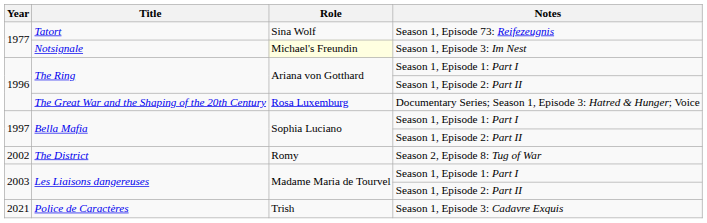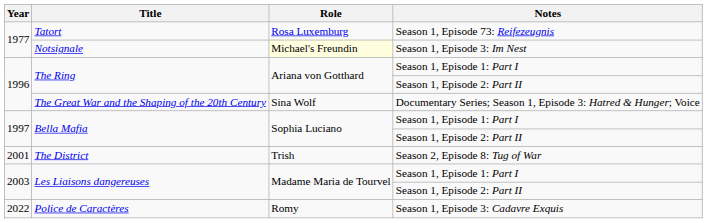(294, 31) Sina Wolf -> (310, 31) Rosa Luxemburg
(310, 102) Rosa Luxemburg -> (294, 102) Sina Wolf
(18, 155) 2002 -> (18, 155) 2001
(285, 155) Romy -> (283, 155) Trish
(18, 208) 2021 -> (18, 208) 2022
(283, 208) Trish -> (285, 208) Romy
